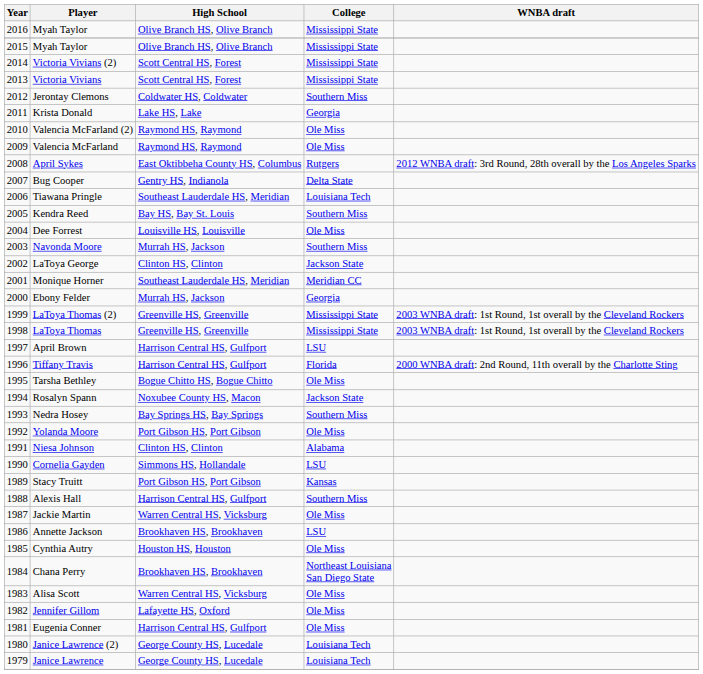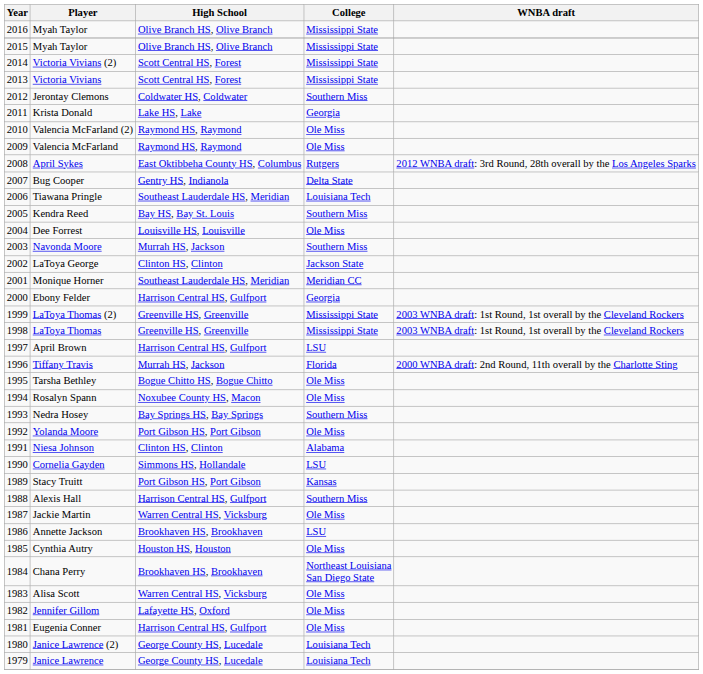(181, 297) Murrah HS, Jackson -> (202, 297) Harrison Central HS, Gulfport
(202, 364) Harrison Central HS, Gulfport -> (181, 364) Murrah HS, Jackson
(335, 398) Jackson State -> (325, 398) Ole Miss
